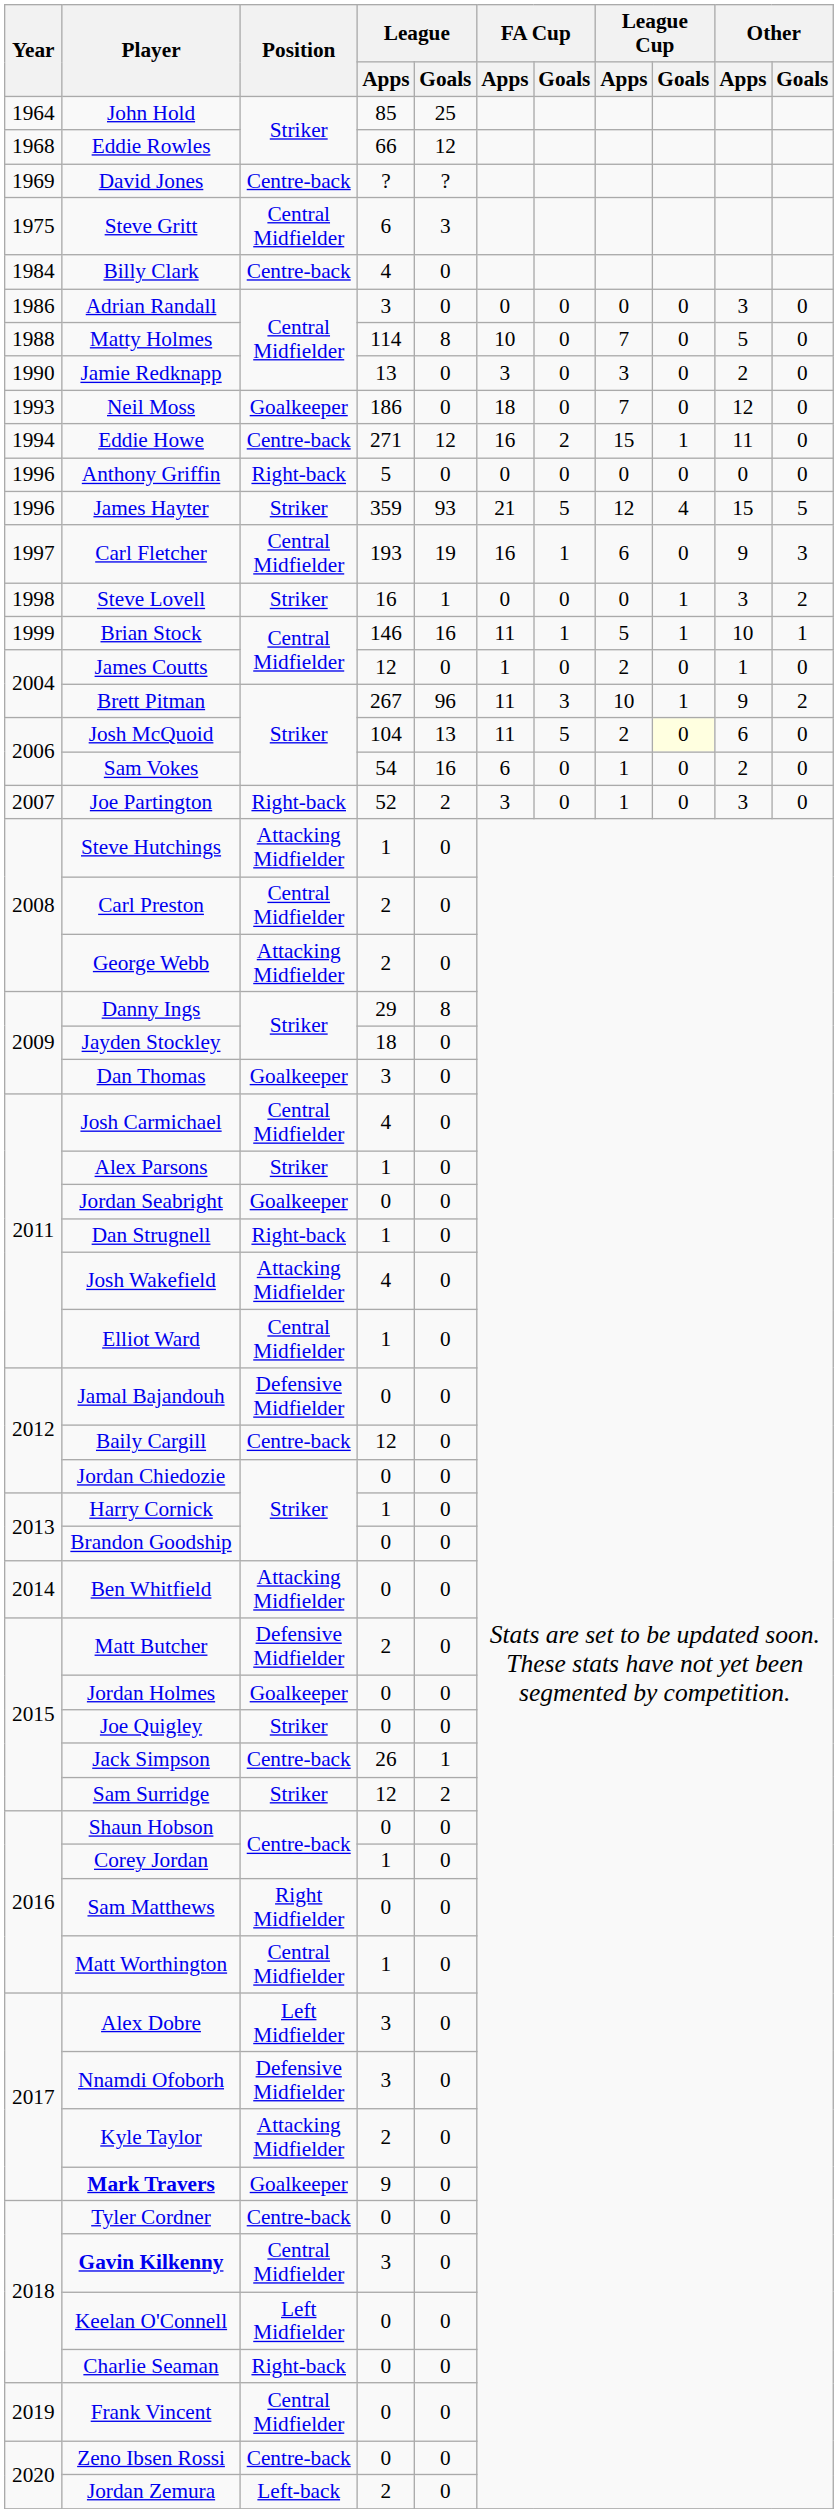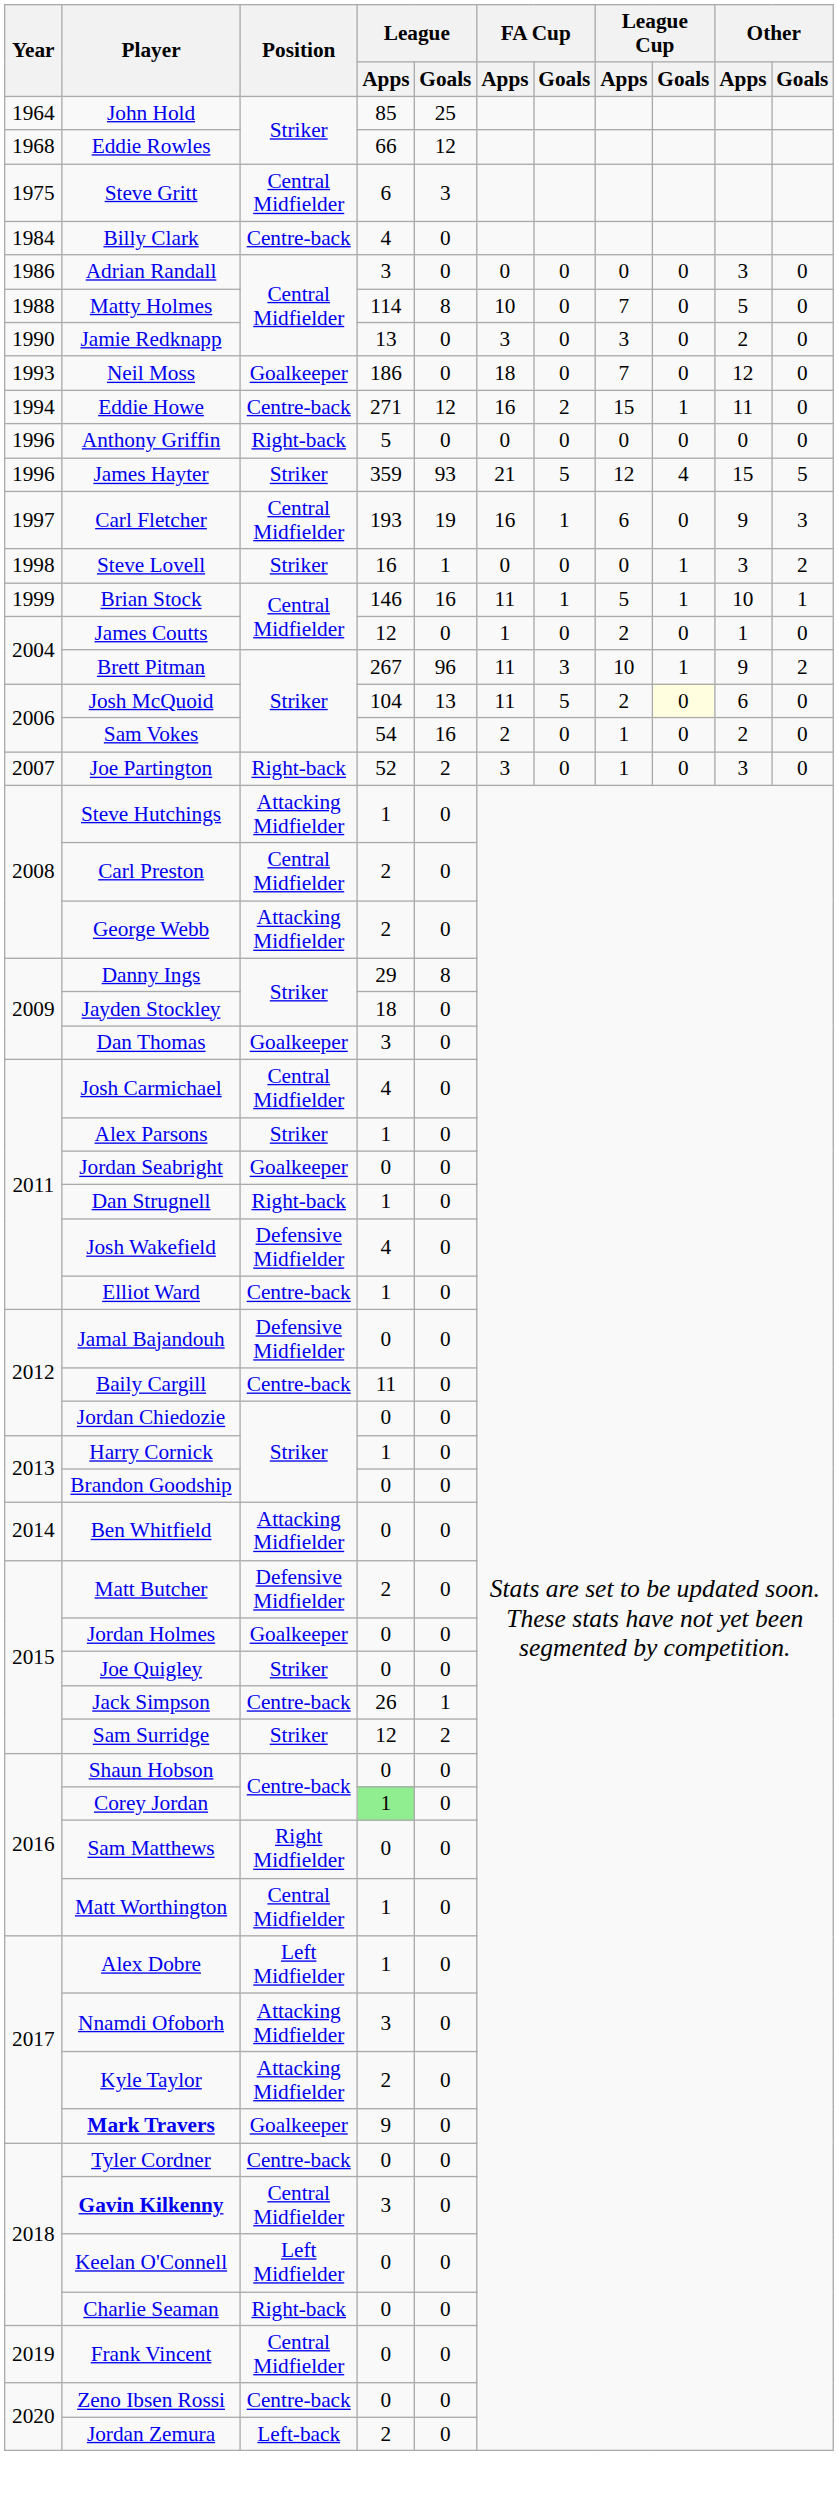- row: (151, 180)
(505, 768) 6 -> (505, 734) 2
(299, 1280) Attacking Midfielder -> (299, 1247) Defensive Midfielder
(299, 1338) Central Midfielder -> (299, 1292) Centre-back
(386, 1441) 12 -> (386, 1384) 11
(386, 1861) no background -> (386, 1803) lightgreen background
(386, 2022) 3 -> (386, 1964) 1
(299, 2079) Defensive Midfielder -> (299, 2022) Attacking Midfielder
